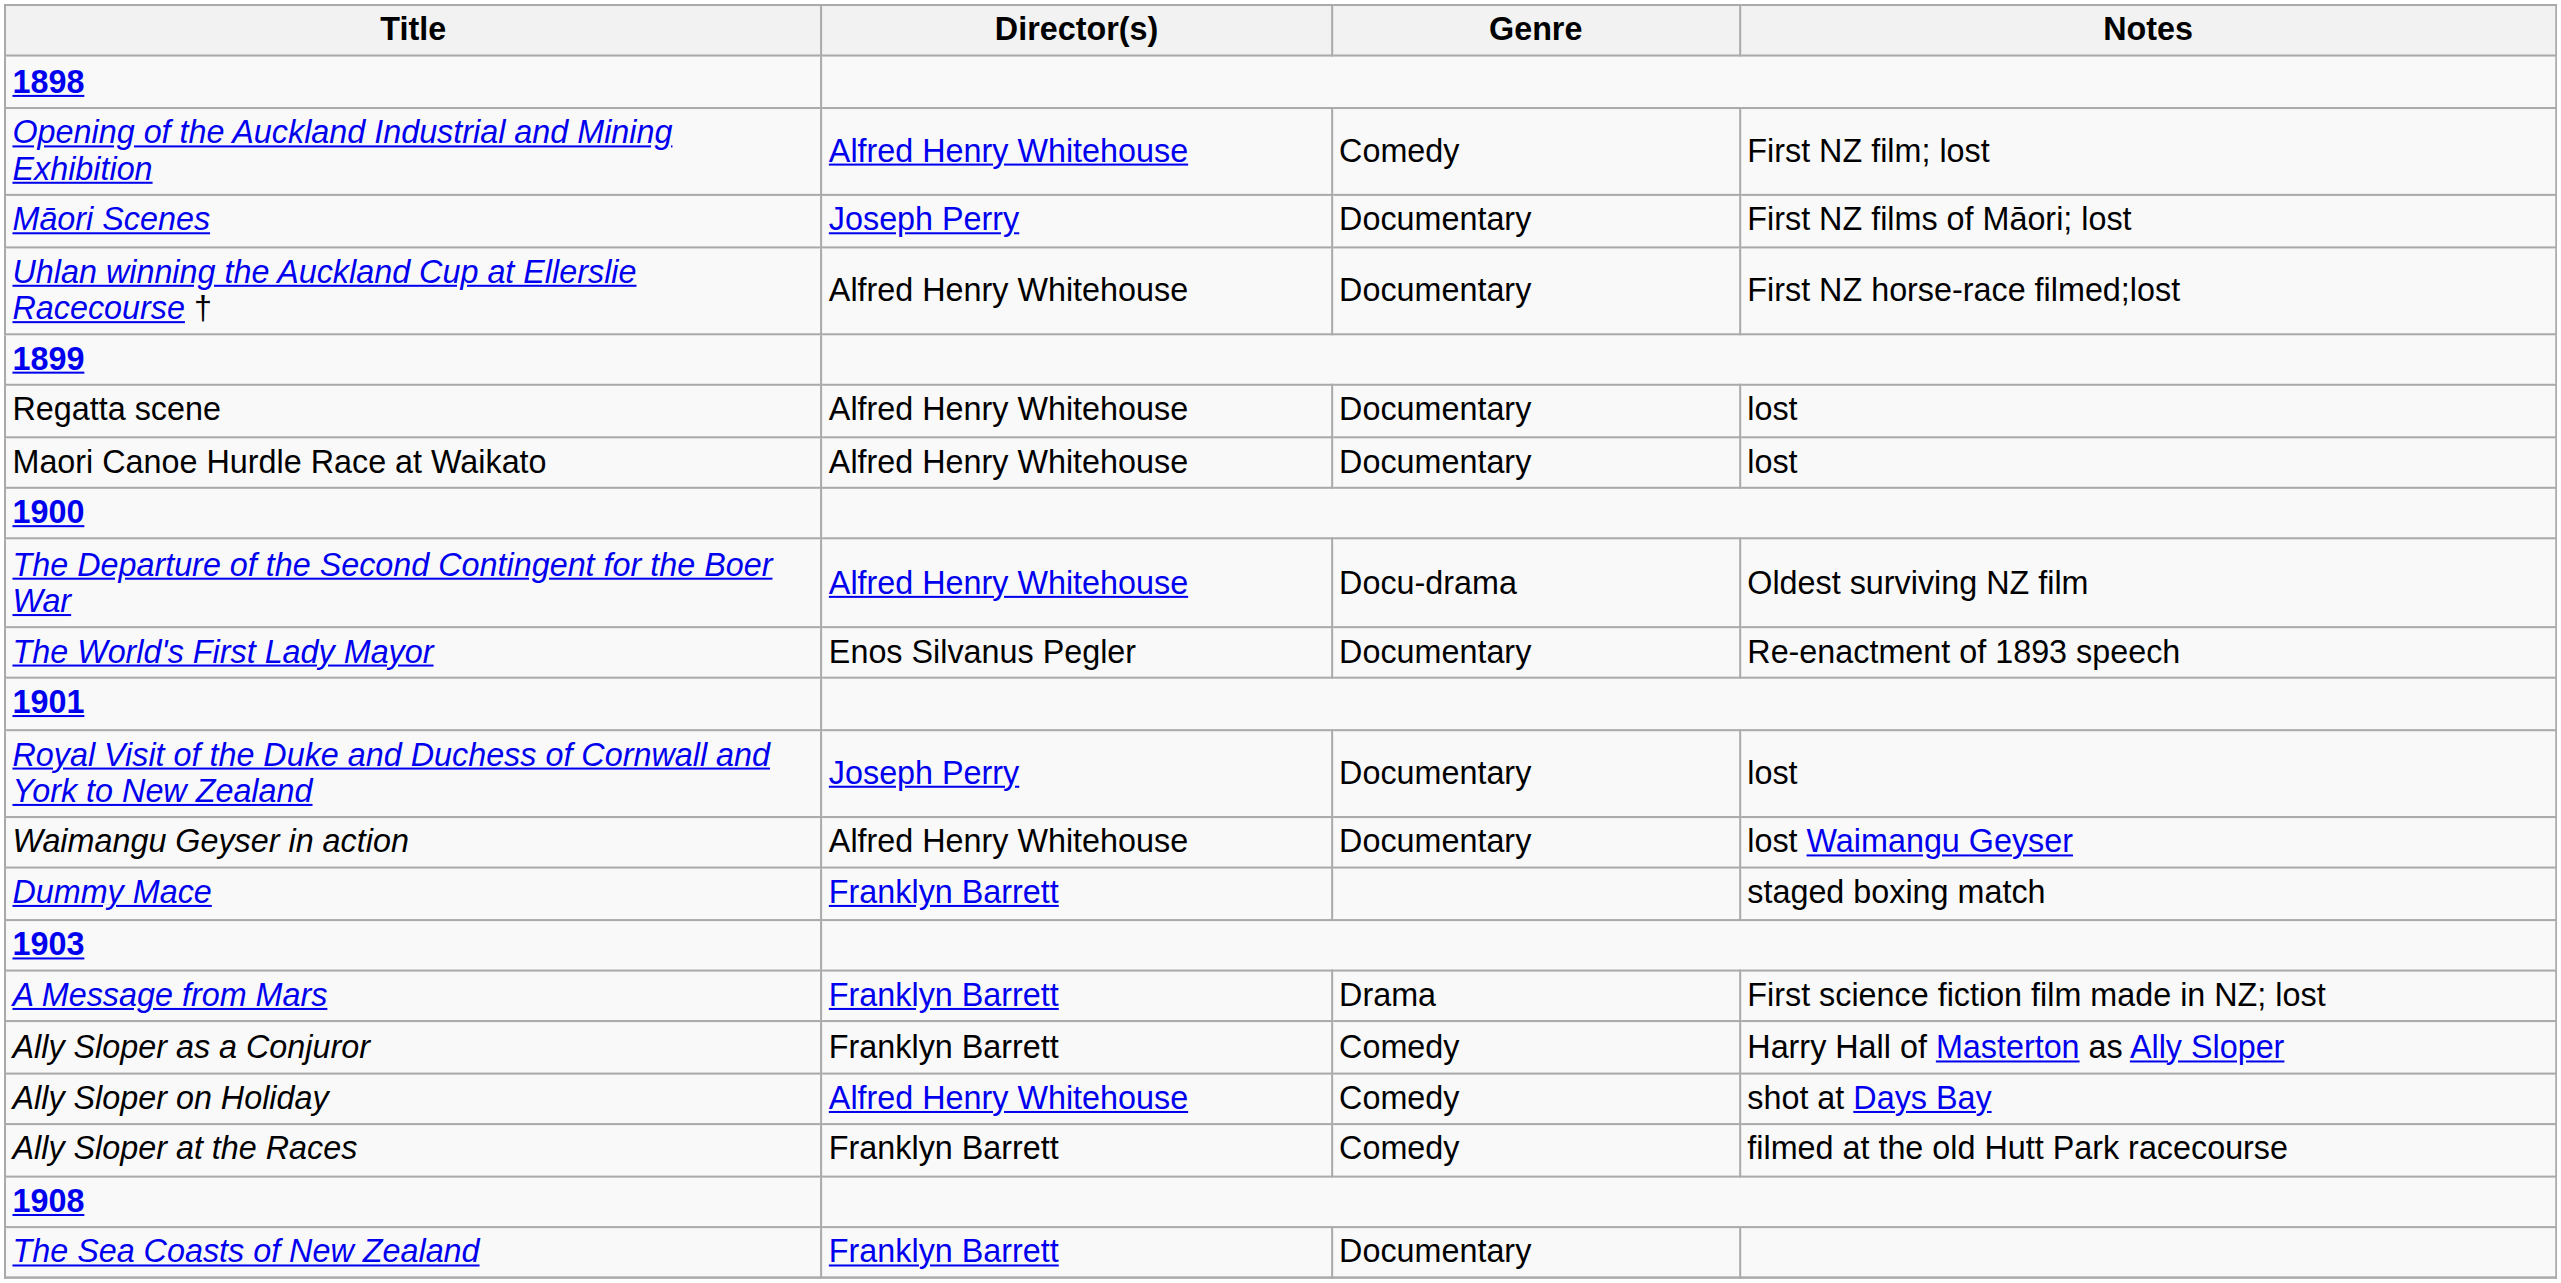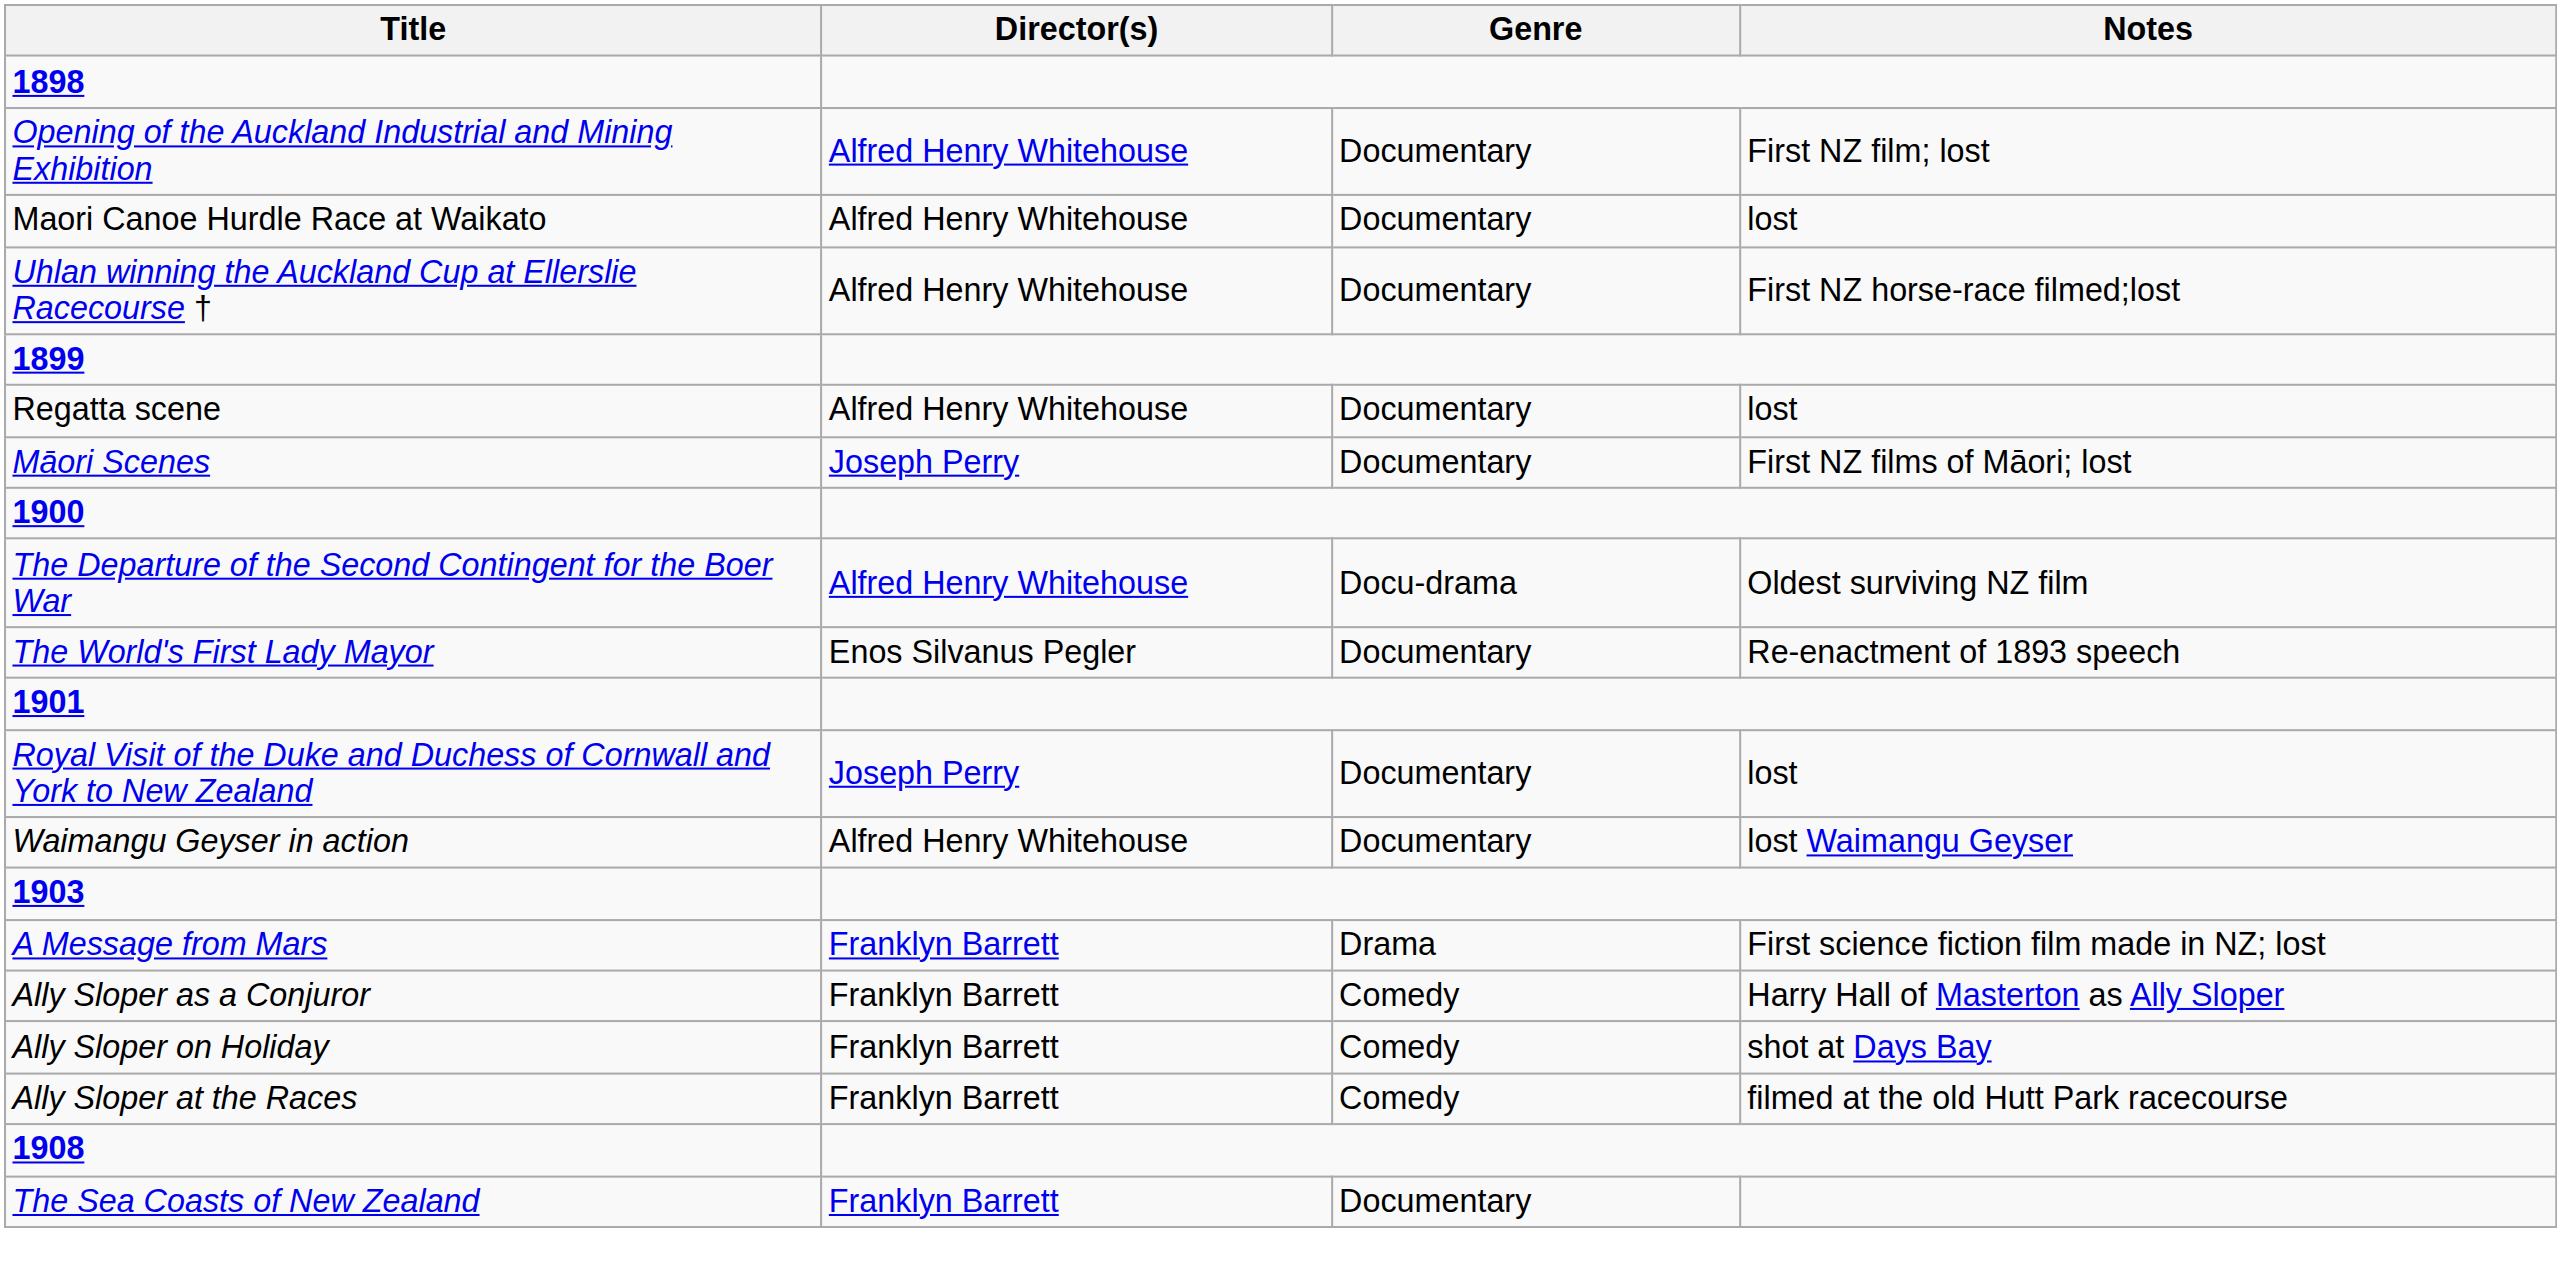(1399, 150) Comedy -> (1435, 150) Documentary
rows swapped: (111, 220) <-> (280, 461)
- row: (112, 893)
(1008, 1098) Alfred Henry Whitehouse -> (944, 1046) Franklyn Barrett
